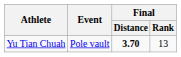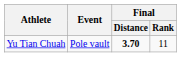(163, 44) 13 -> (163, 44) 11
